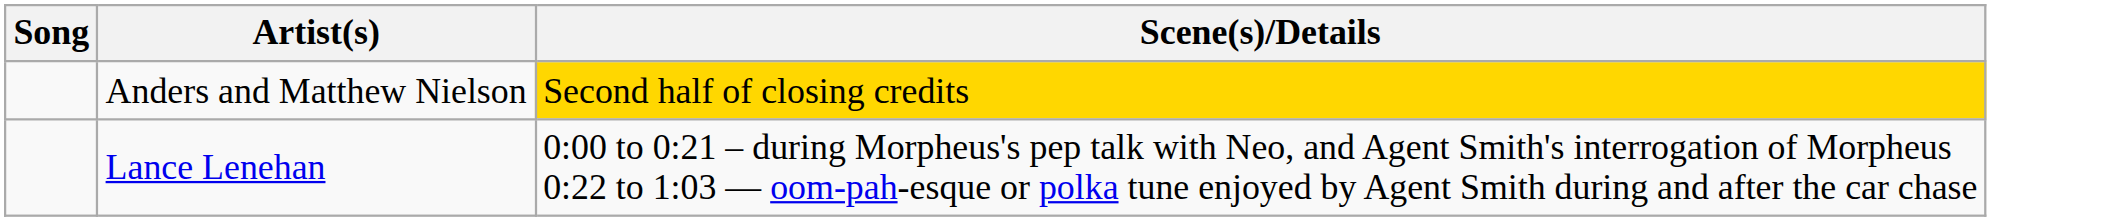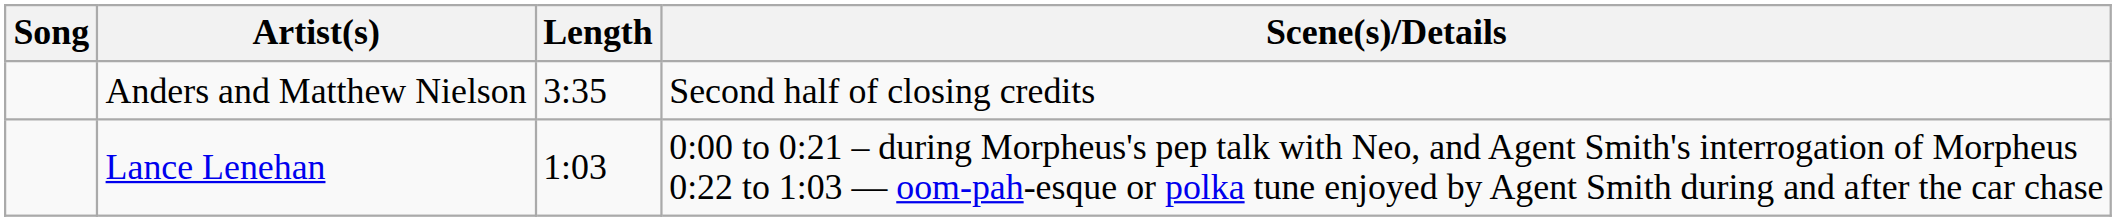+ column: (598, 32)
(756, 89) gold background -> (882, 89) no background
